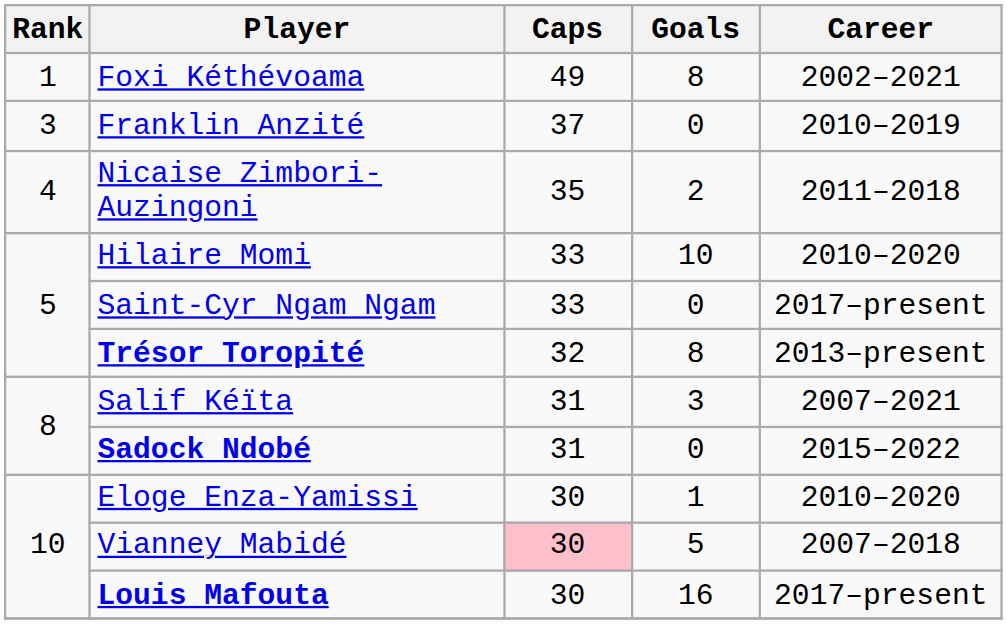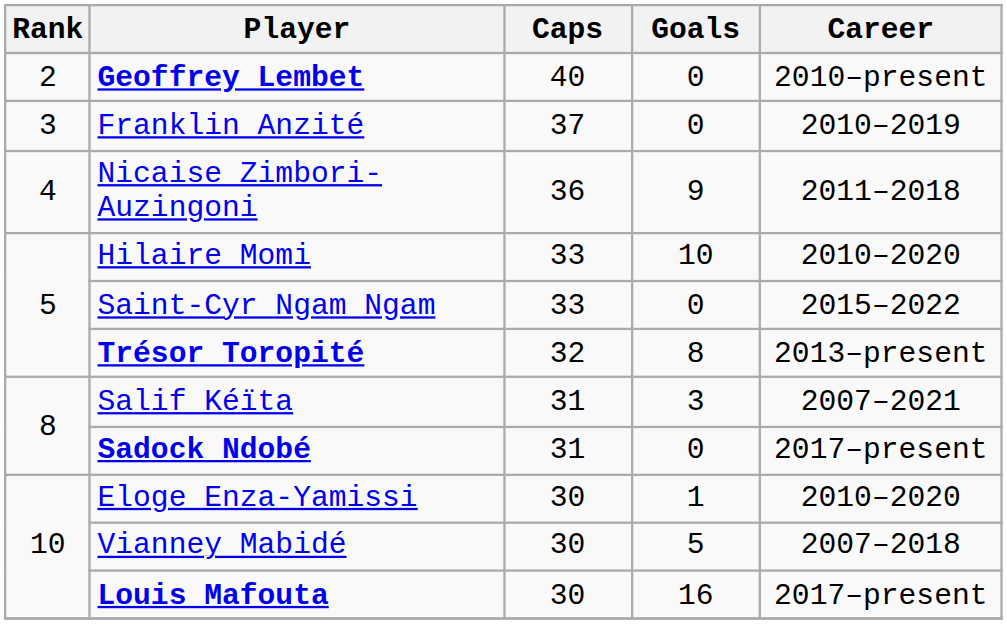- row: (231, 78)
+ row: (231, 78)
(568, 191) 35 -> (568, 191) 36
(696, 191) 2 -> (696, 191) 9
(881, 305) 2017–present -> (881, 305) 2015–2022
(881, 450) 2015–2022 -> (881, 450) 2017–present
(568, 547) pink background -> (568, 547) no background
